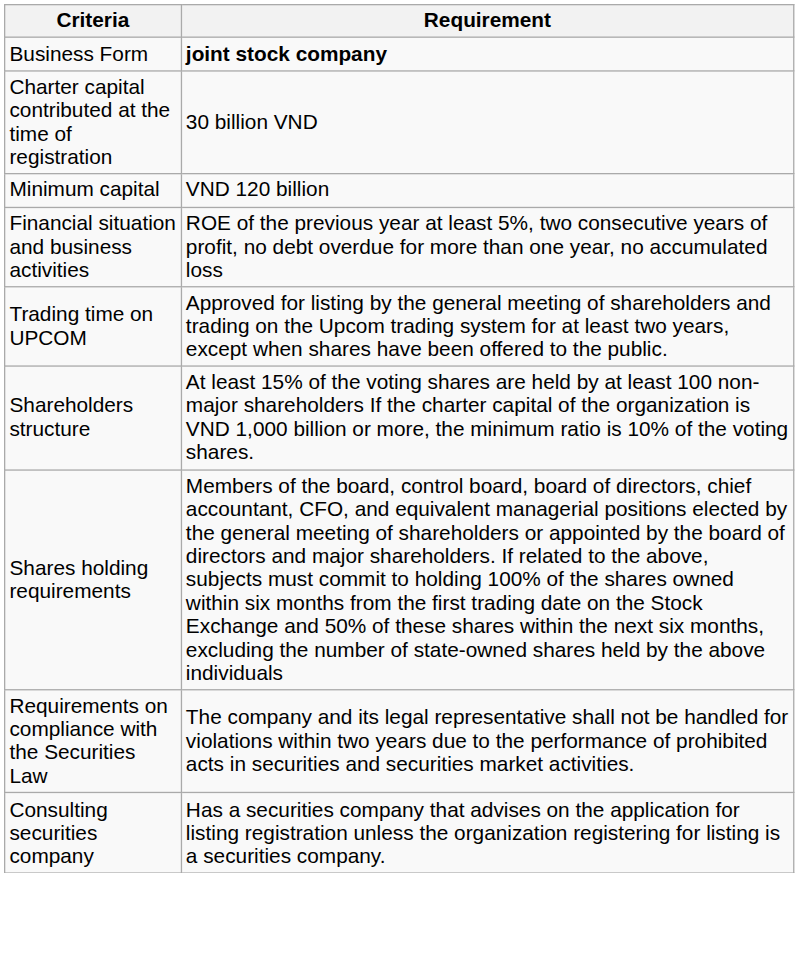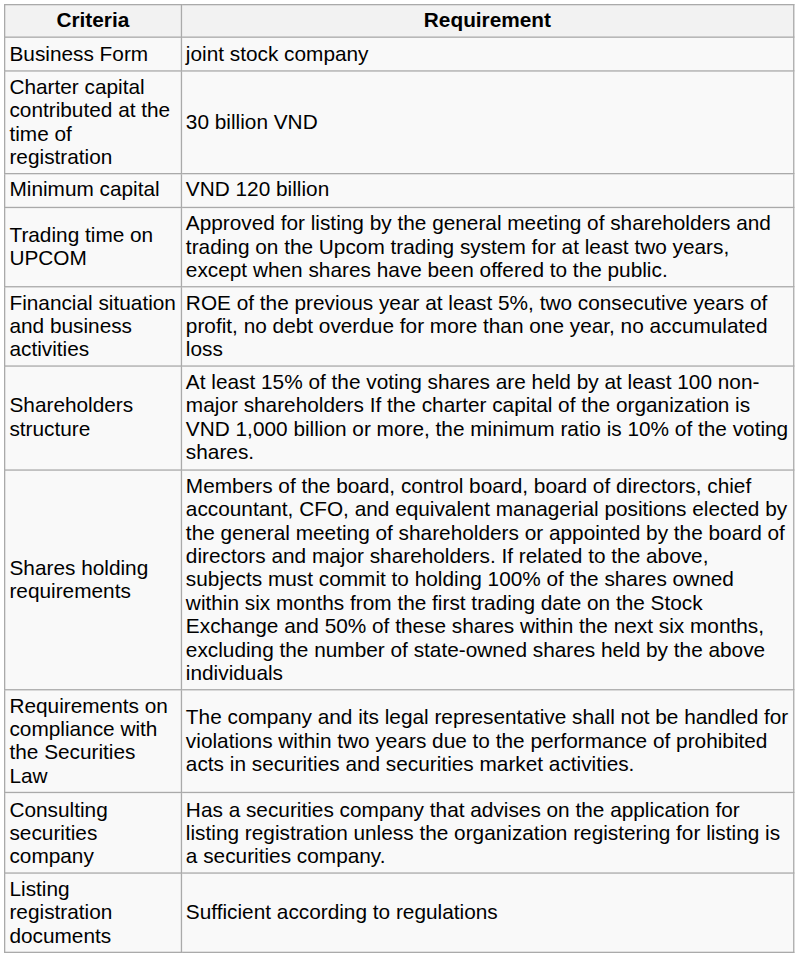(286, 53) bold -> (277, 53) normal
rows swapped: (81, 326) <-> (93, 246)
+ row: (61, 912)
